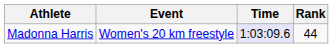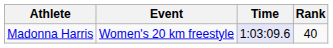(311, 33) 44 -> (311, 33) 40
